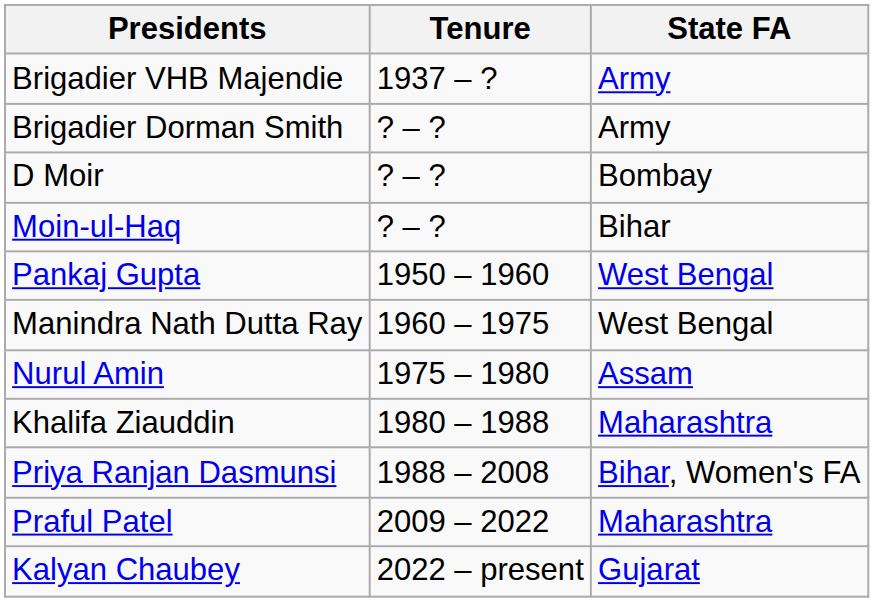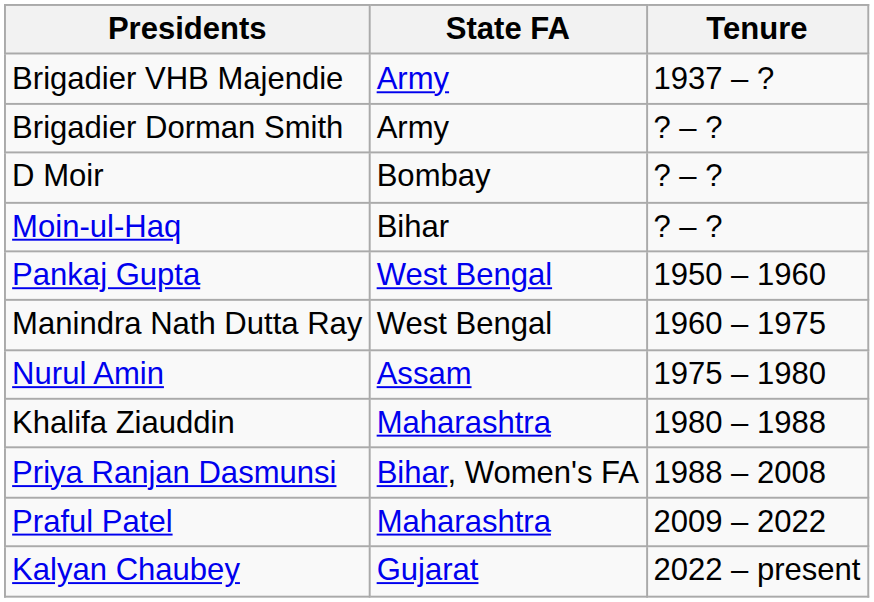columns swapped: (729, 29) <-> (480, 29)
